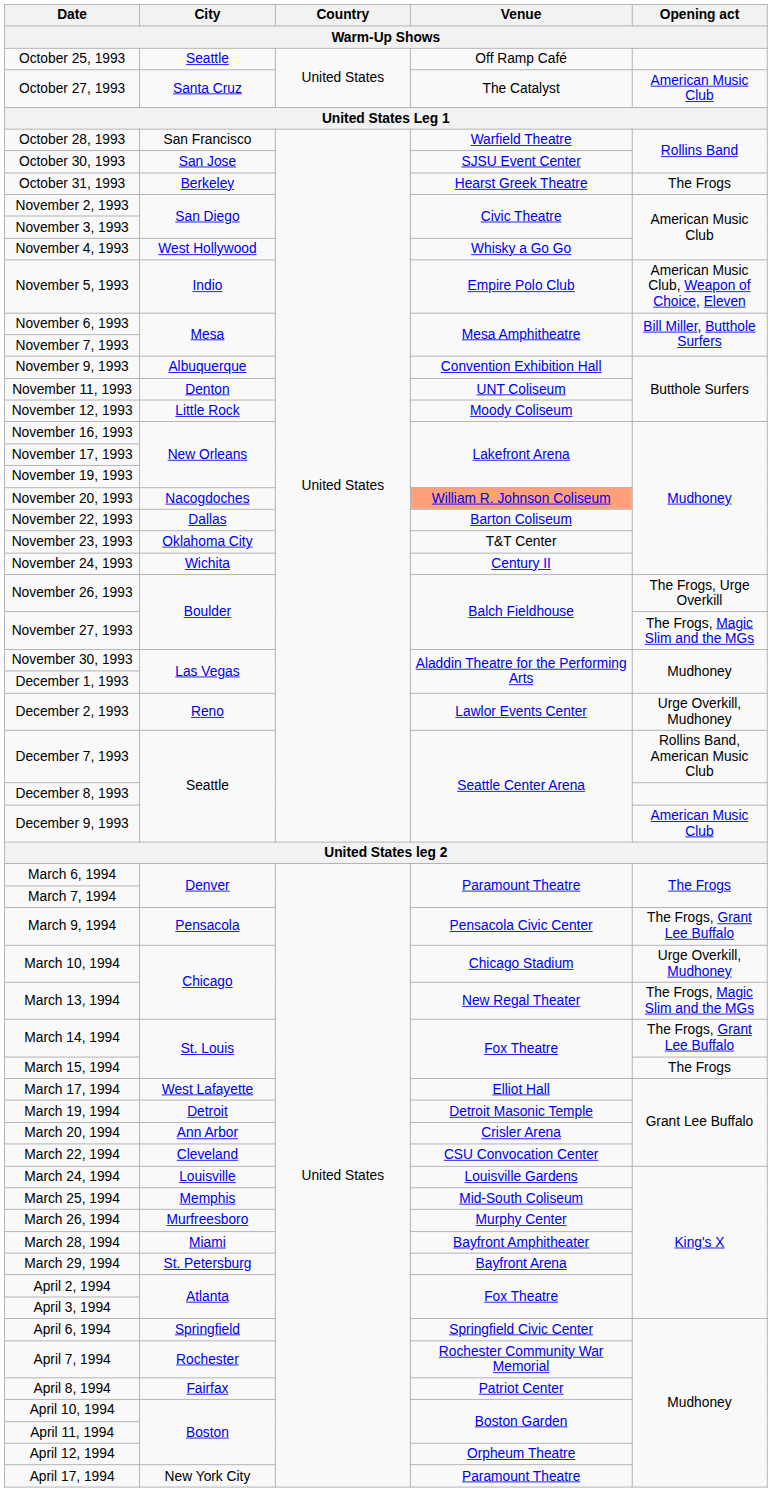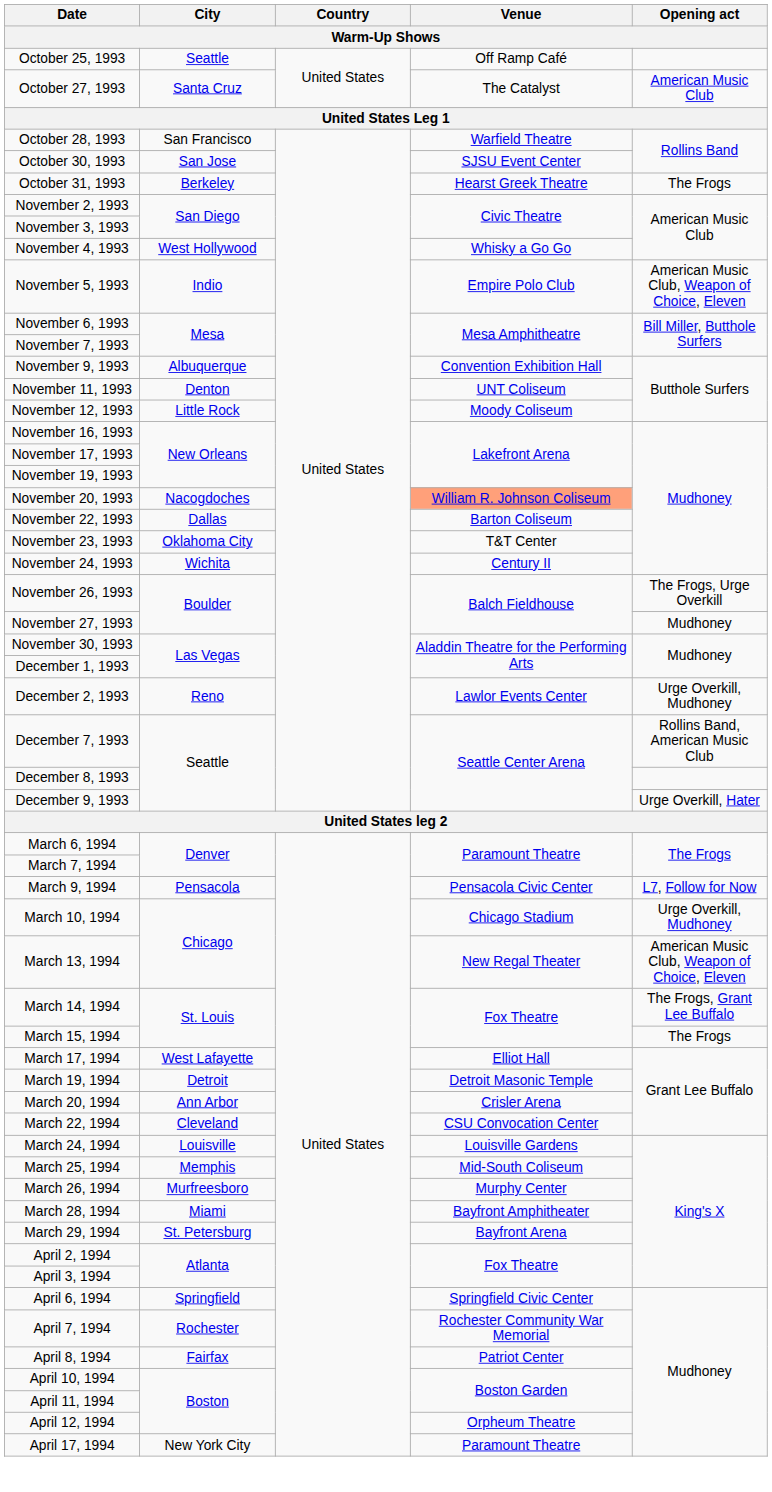(699, 630) The Frogs, Magic Slim and the MGs -> (699, 622) Mudhoney
(699, 823) American Music Club -> (699, 800) Urge Overkill, Hater
(699, 926) The Frogs, Grant Lee Buffalo -> (699, 887) L7, Follow for Now
(699, 1000) The Frogs, Magic Slim and the MGs -> (699, 962) American Music Club, Weapon of Choice, Eleven
